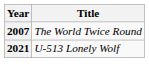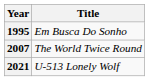+ row: (18, 31)
